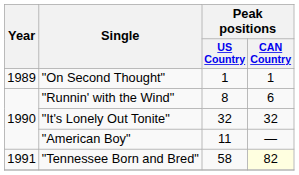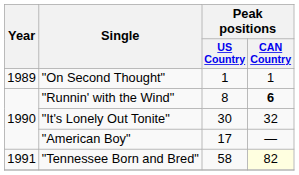(271, 98) normal -> (271, 98) bold
(225, 119) 32 -> (225, 119) 30
(225, 139) 11 -> (225, 139) 17
